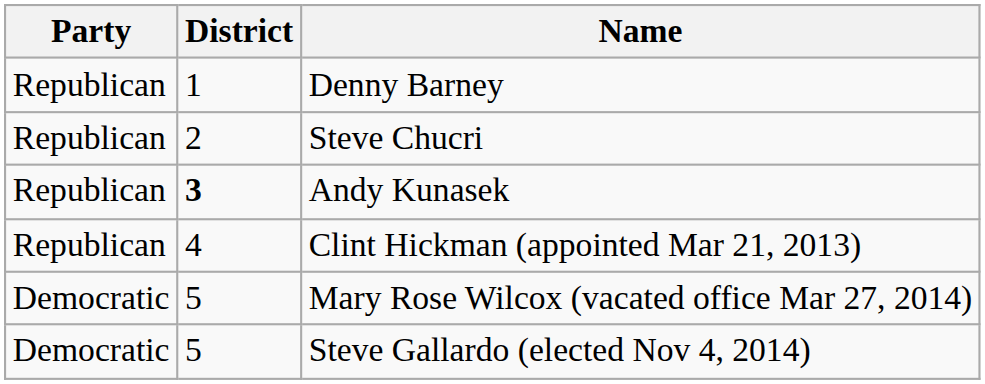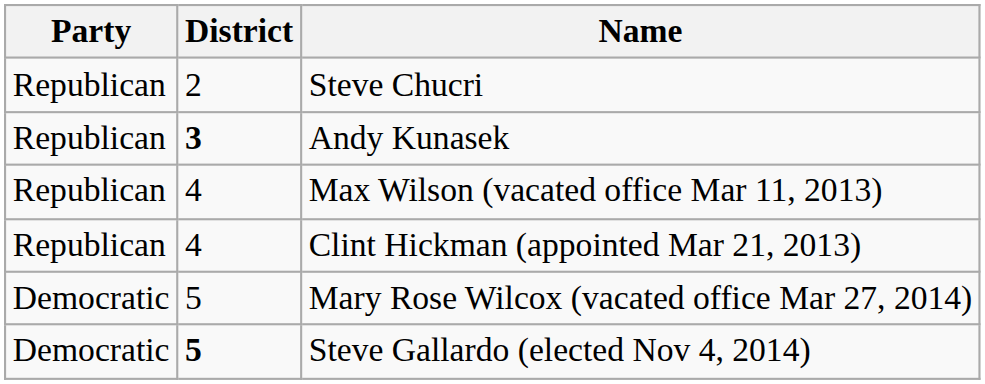- row: (406, 84)
+ row: (596, 191)
(193, 350) normal -> (193, 350) bold
